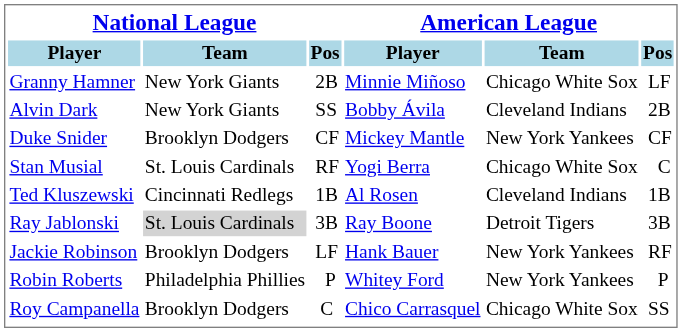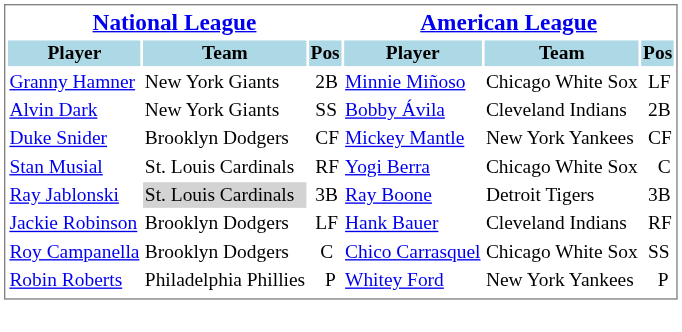- row: (72, 194)
(560, 251) New York Yankees -> (556, 223) Cleveland Indians
rows swapped: (74, 308) <-> (66, 279)
